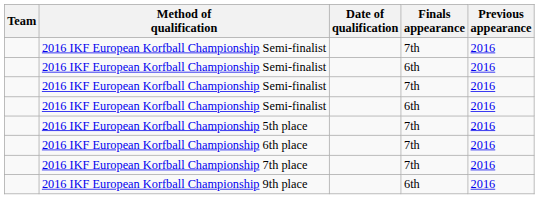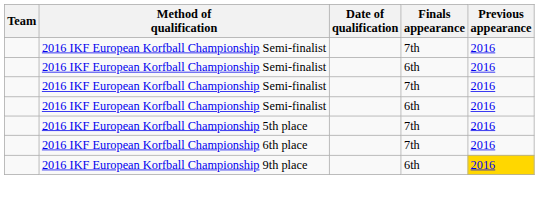- row: (175, 164)
(483, 184) no background -> (483, 164) gold background
